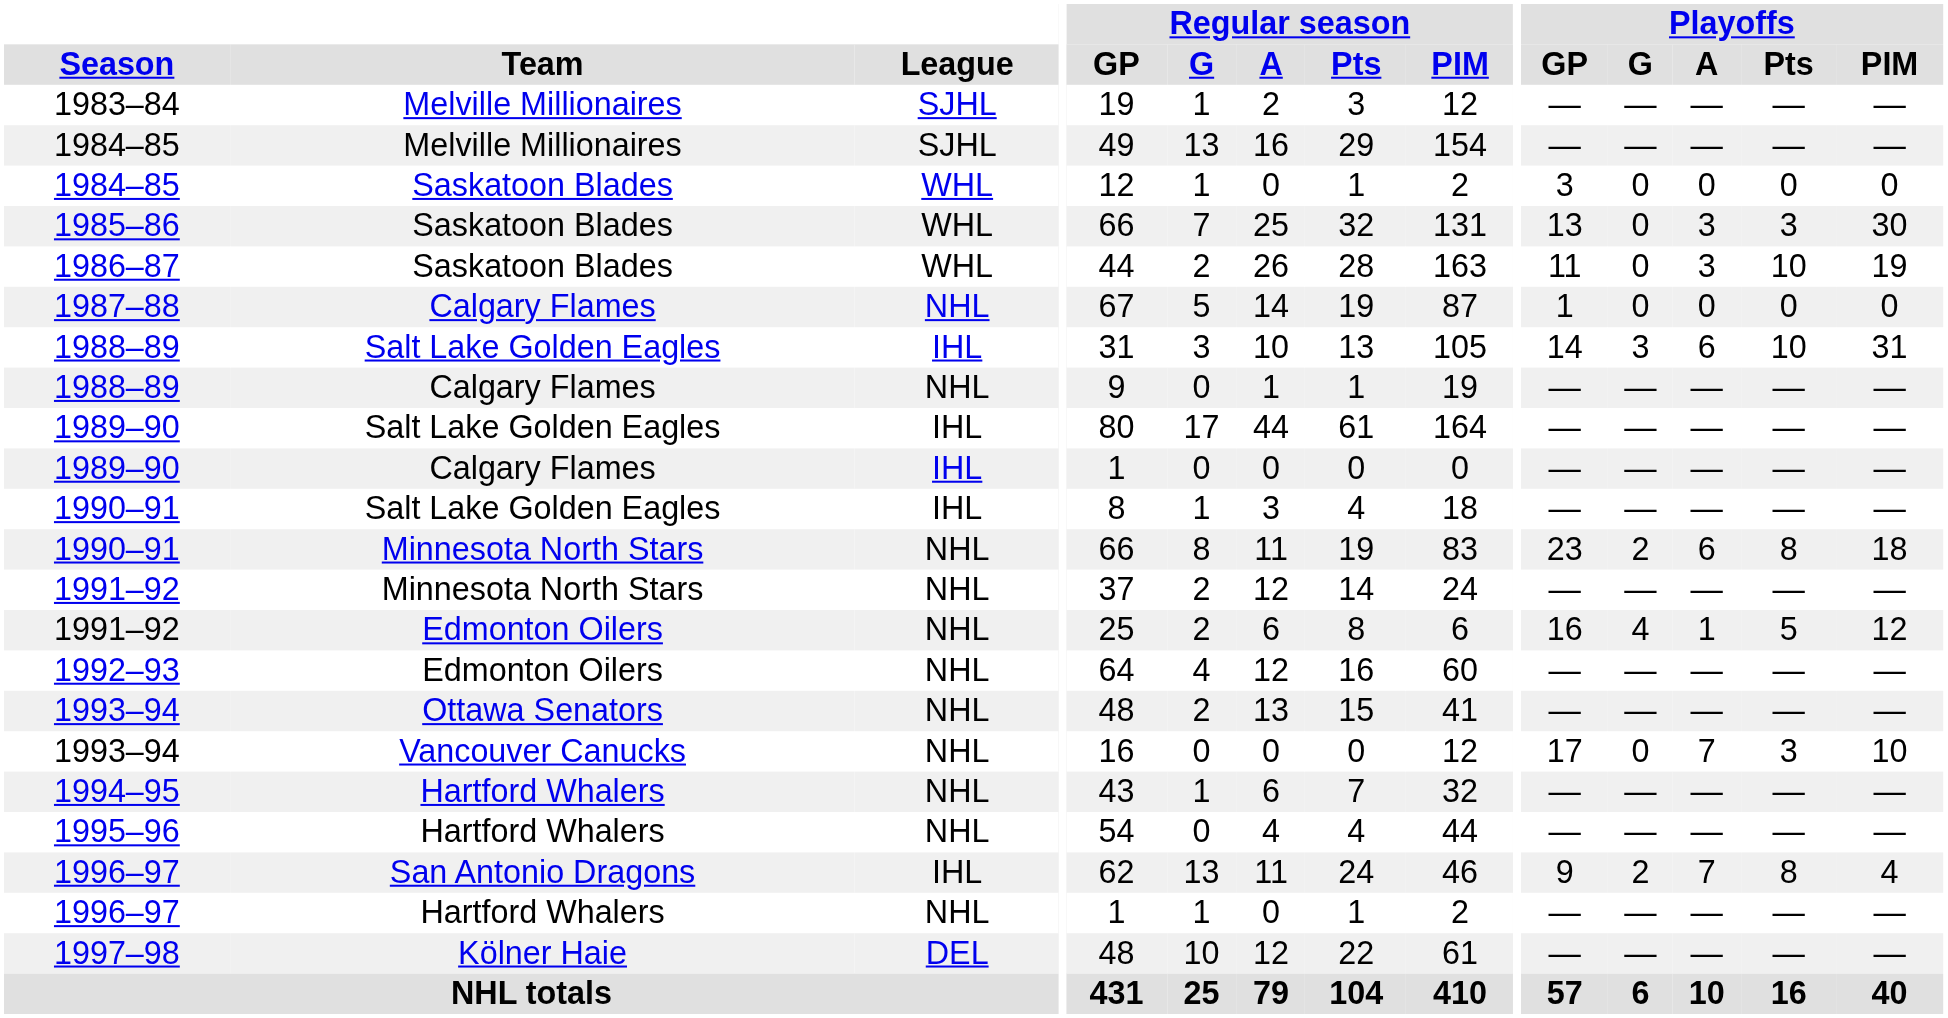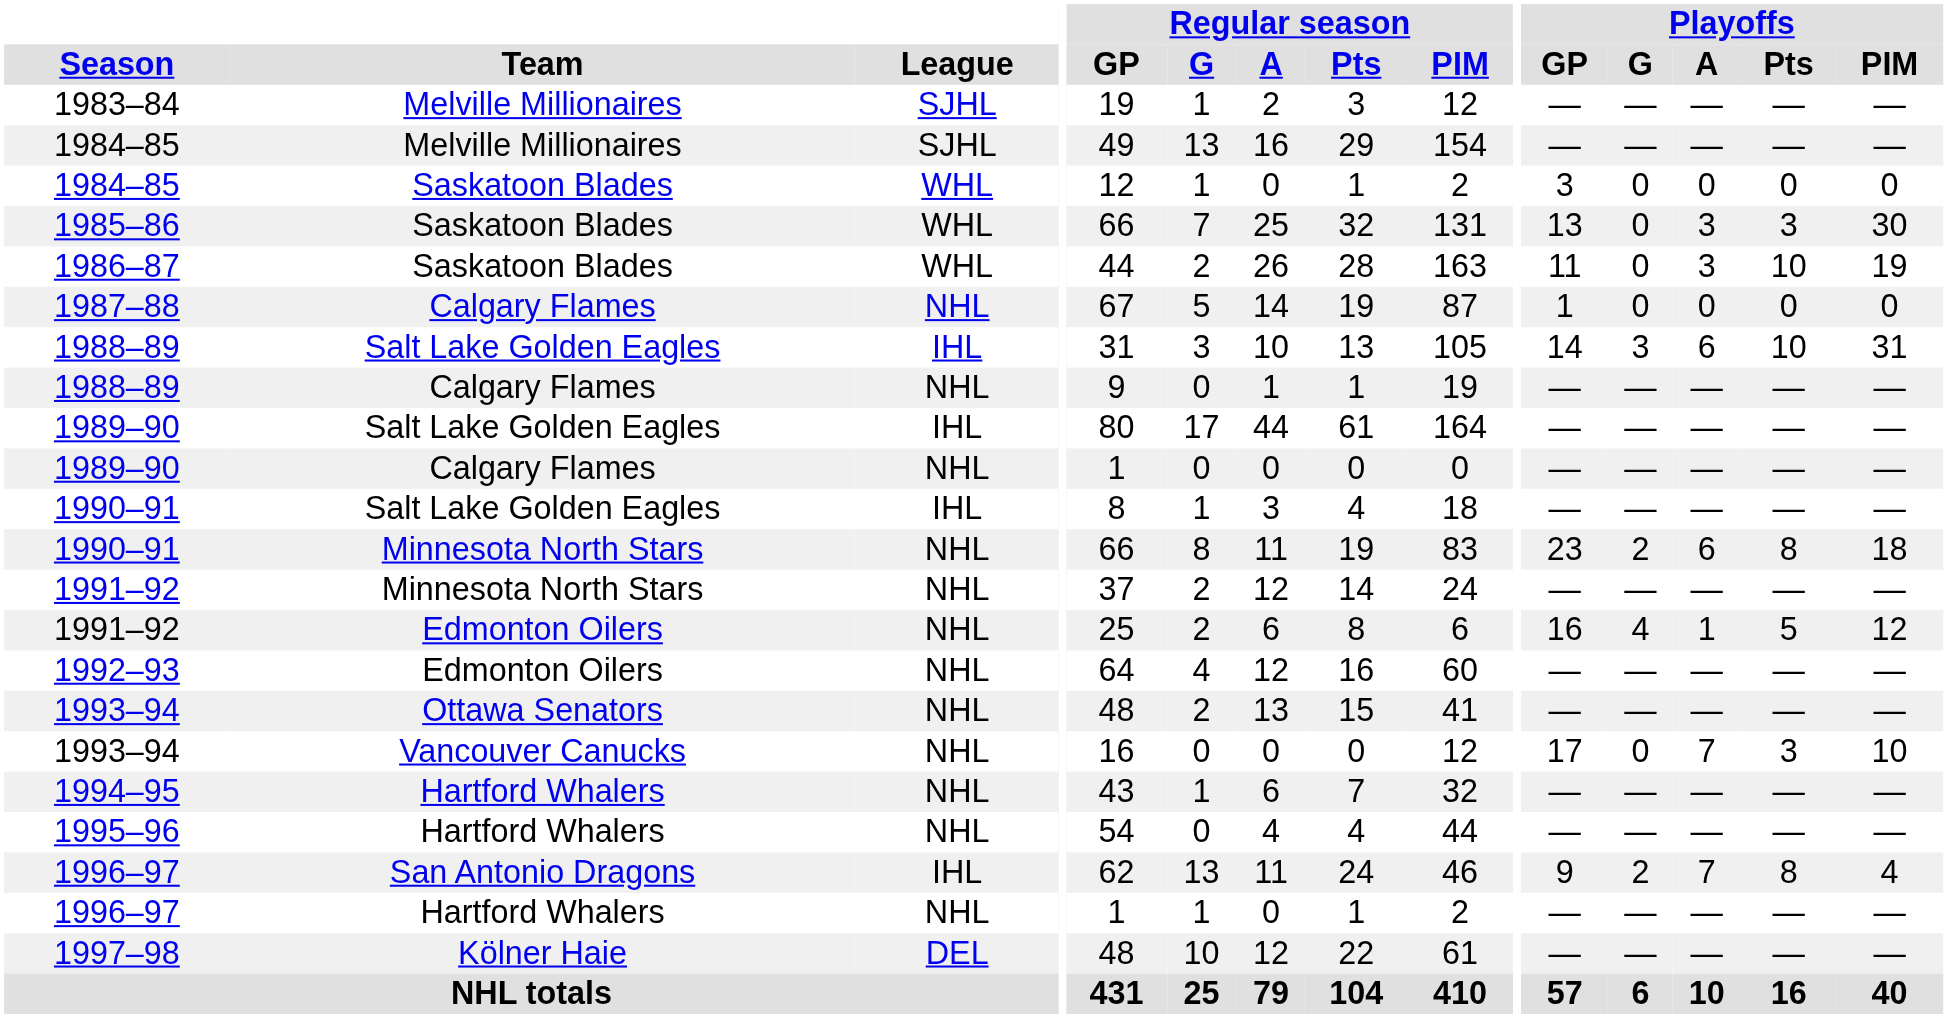(957, 468) IHL -> (957, 468) NHL
